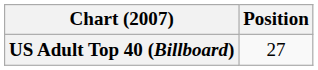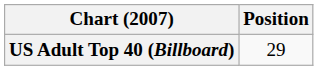(276, 49) 27 -> (276, 49) 29
